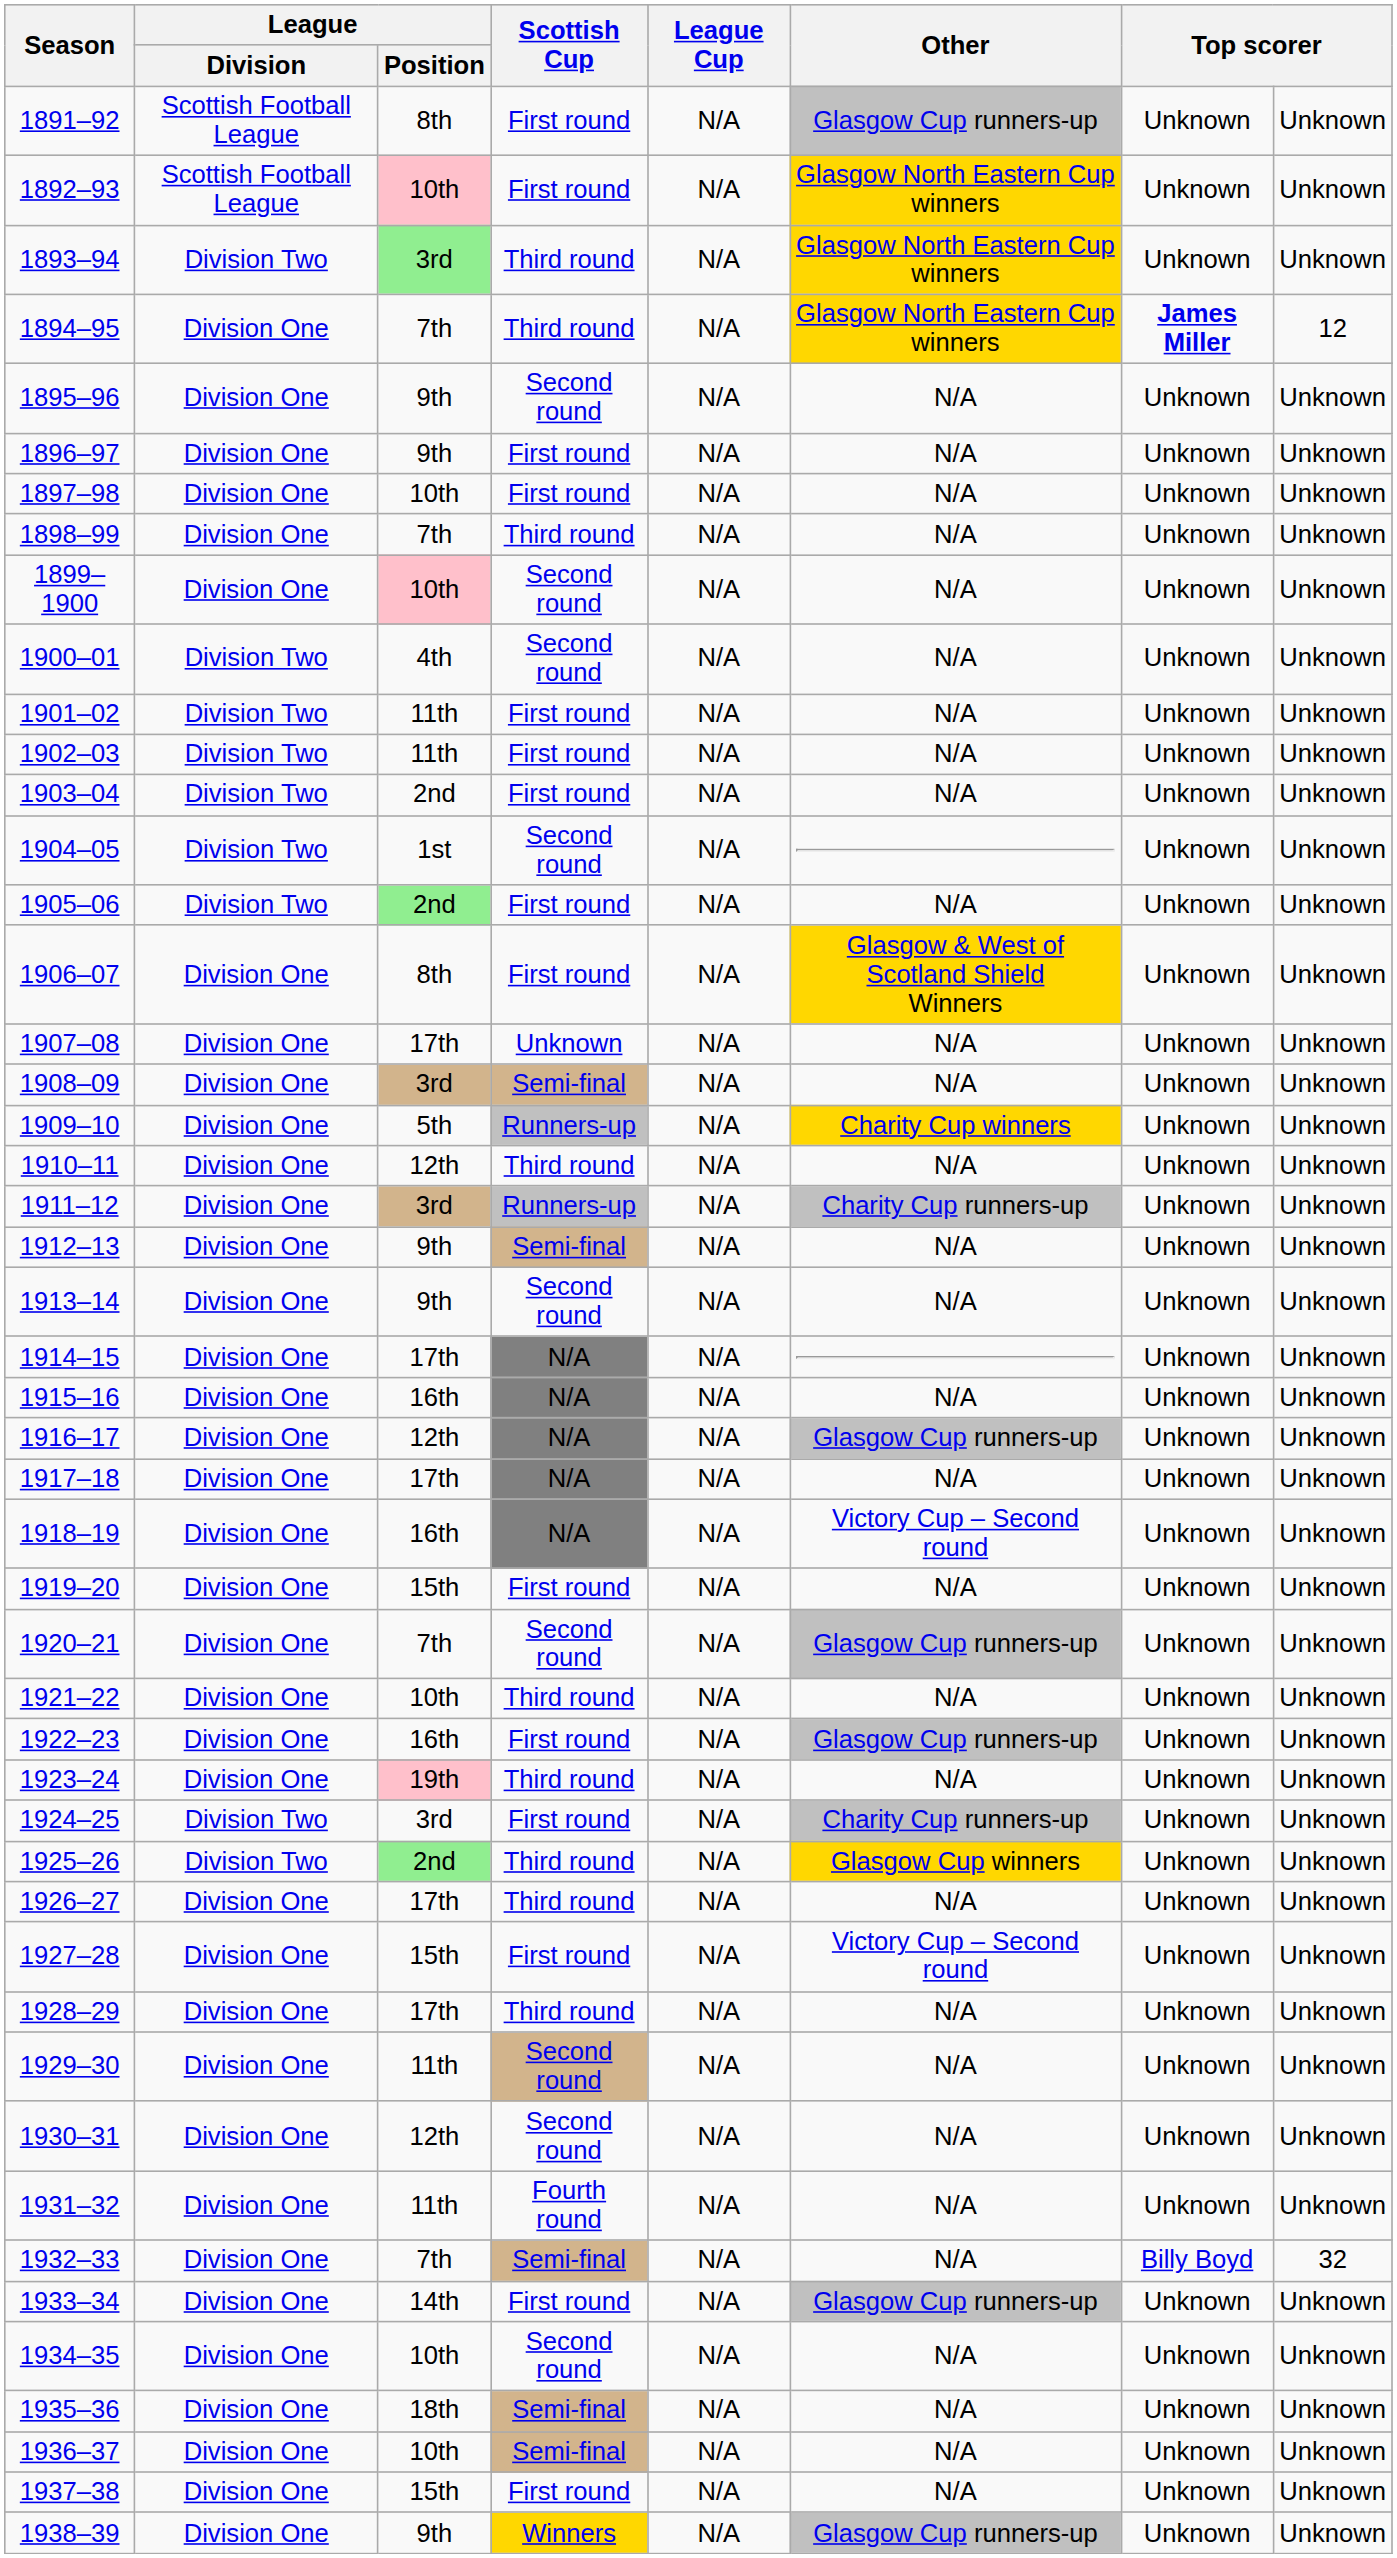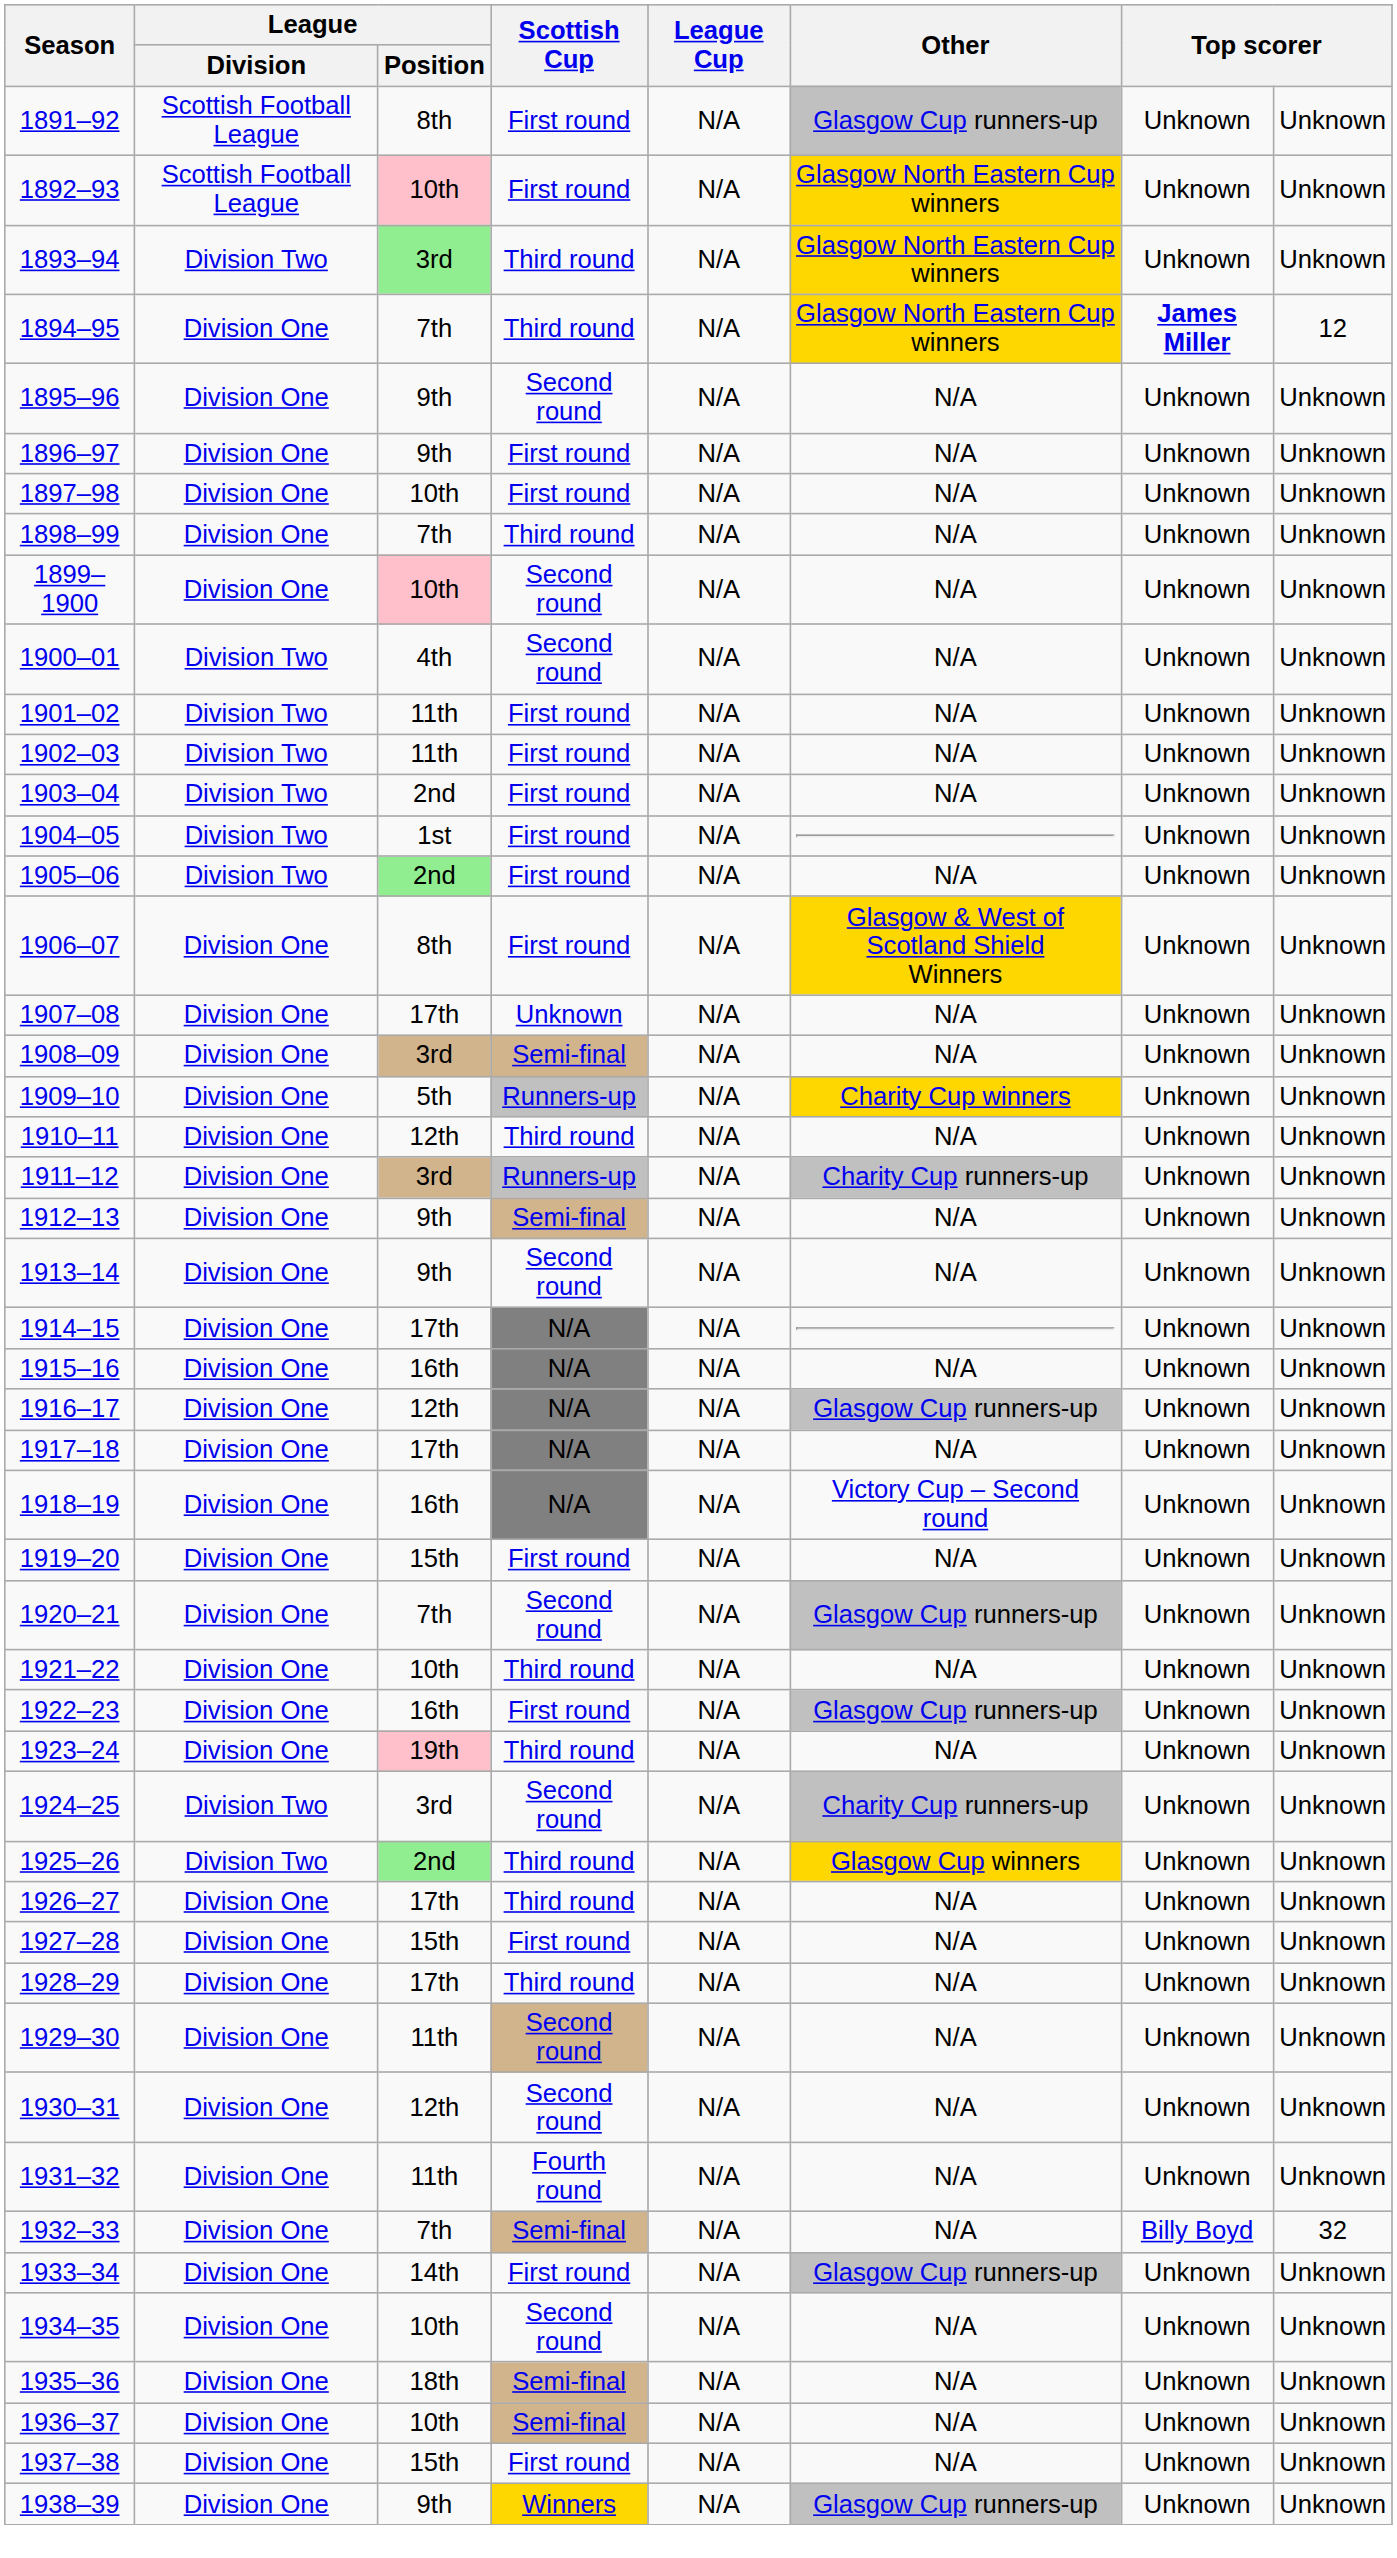(569, 849) Second round -> (569, 835) First round
(569, 1820) First round -> (569, 1805) Second round
(955, 1956) Victory Cup – Second round -> (955, 1942) N/A
